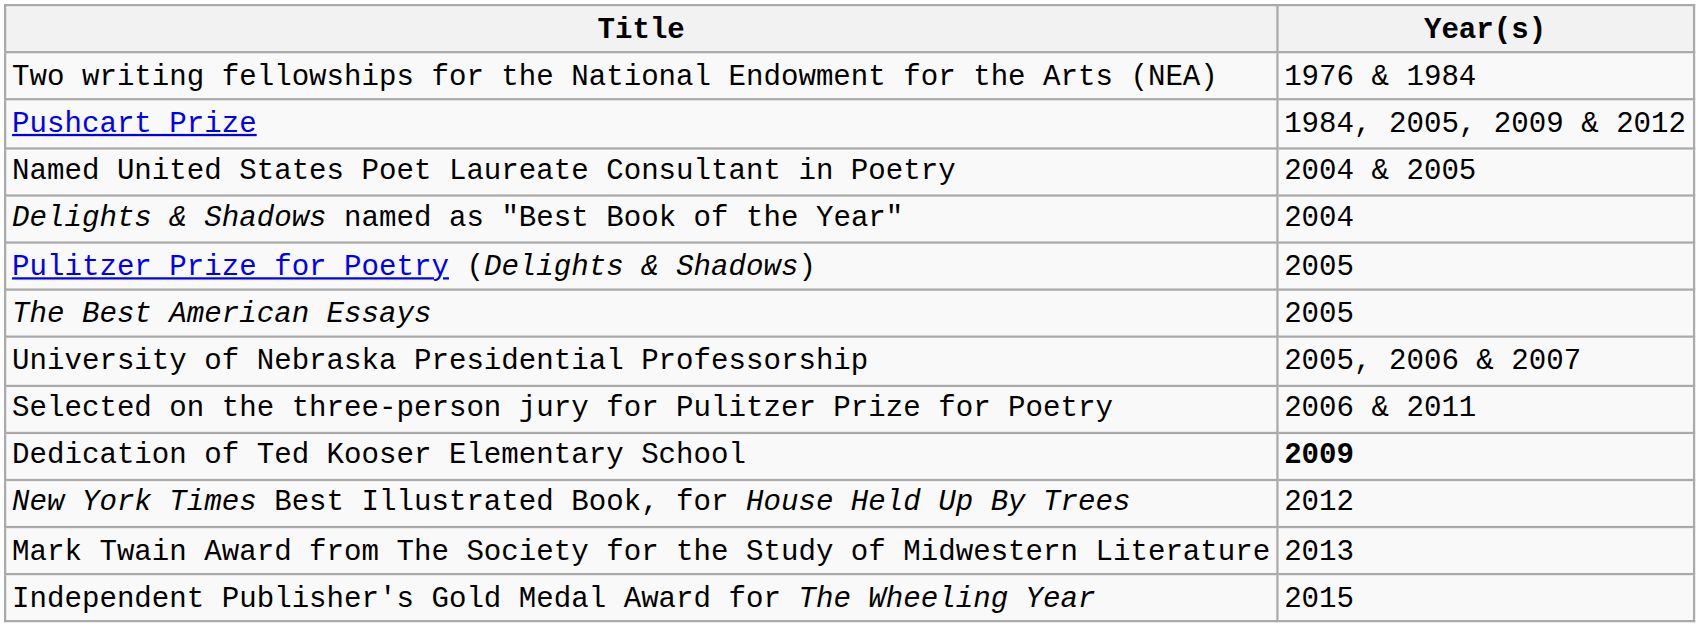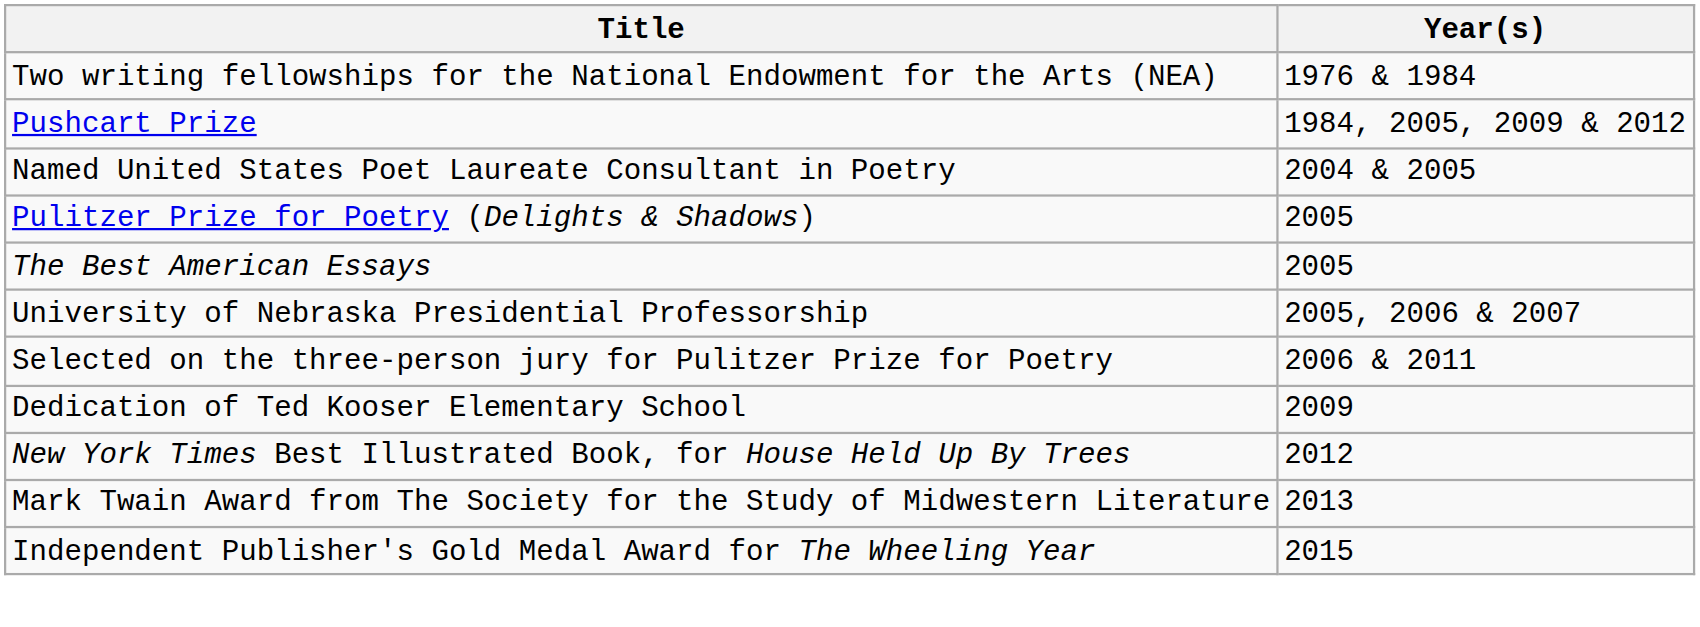- row: (458, 219)
(1319, 456) bold -> (1319, 409) normal
